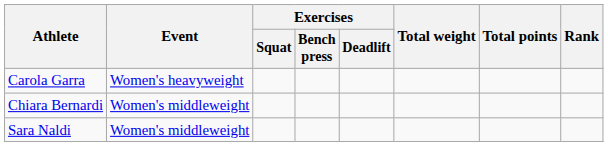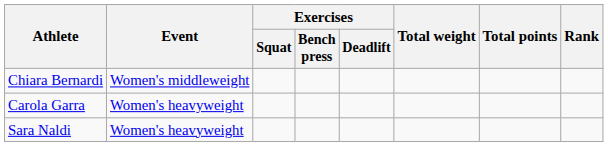rows swapped: (46, 81) <-> (56, 105)
(180, 130) Women's middleweight -> (177, 130) Women's heavyweight
